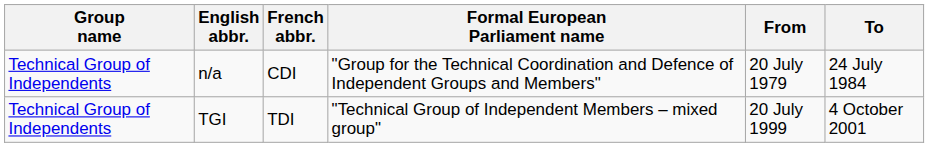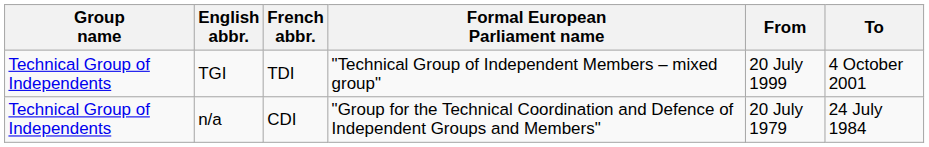rows swapped: (210, 73) <-> (212, 119)
